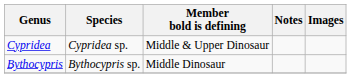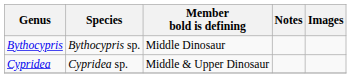rows swapped: (35, 63) <-> (29, 45)
